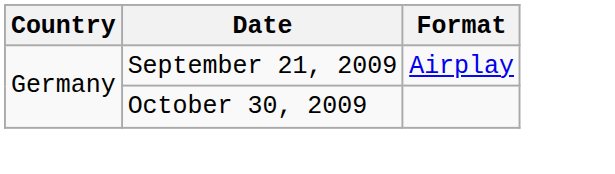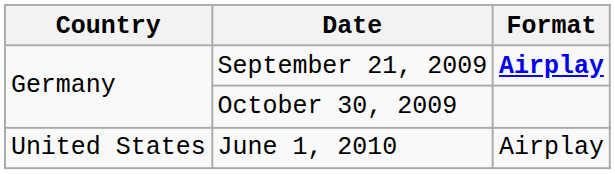(462, 66) normal -> (551, 66) bold
+ row: (307, 147)
